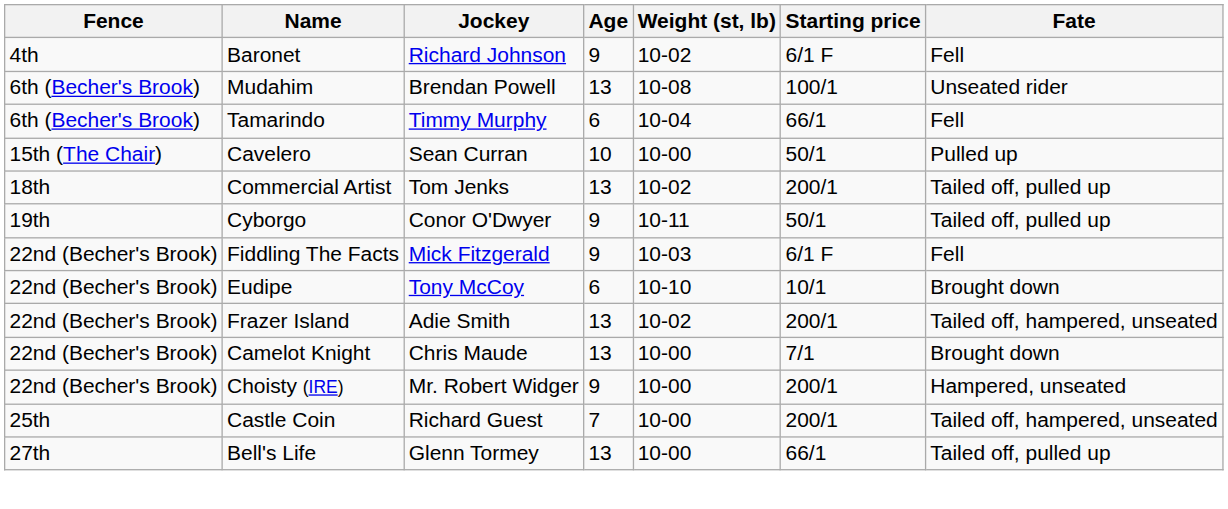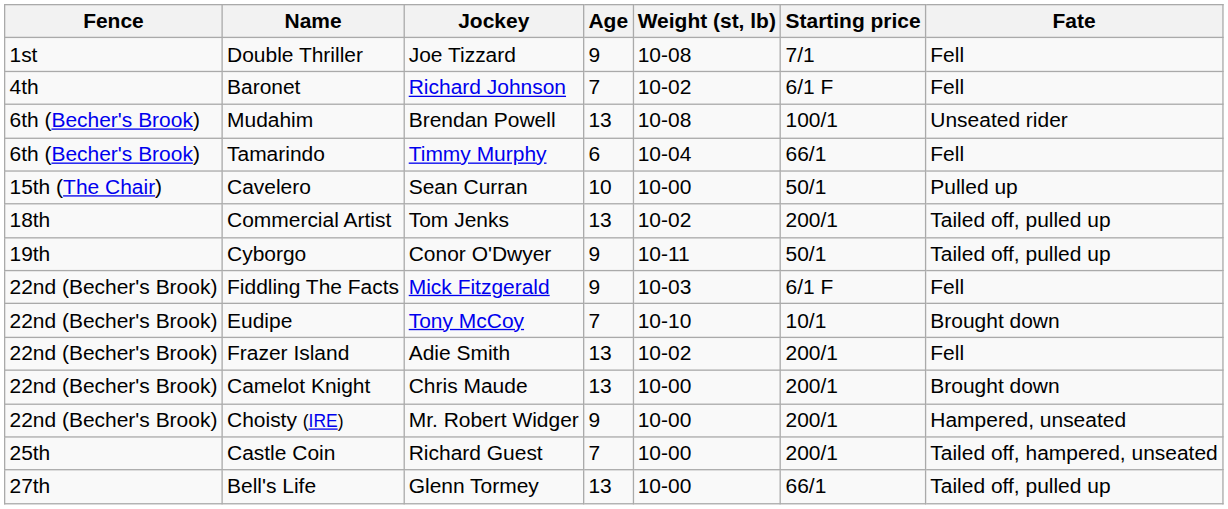+ row: (295, 54)
(594, 54) 9 -> (594, 87) 7
(594, 287) 6 -> (594, 320) 7
(1074, 320) Tailed off, hampered, unseated -> (947, 353) Fell
(800, 353) 7/1 -> (812, 386) 200/1
